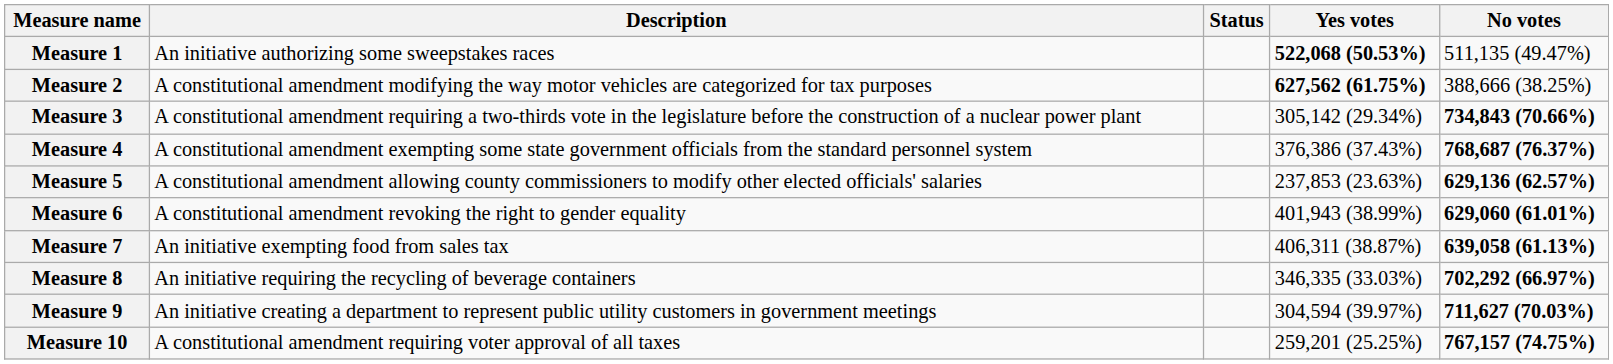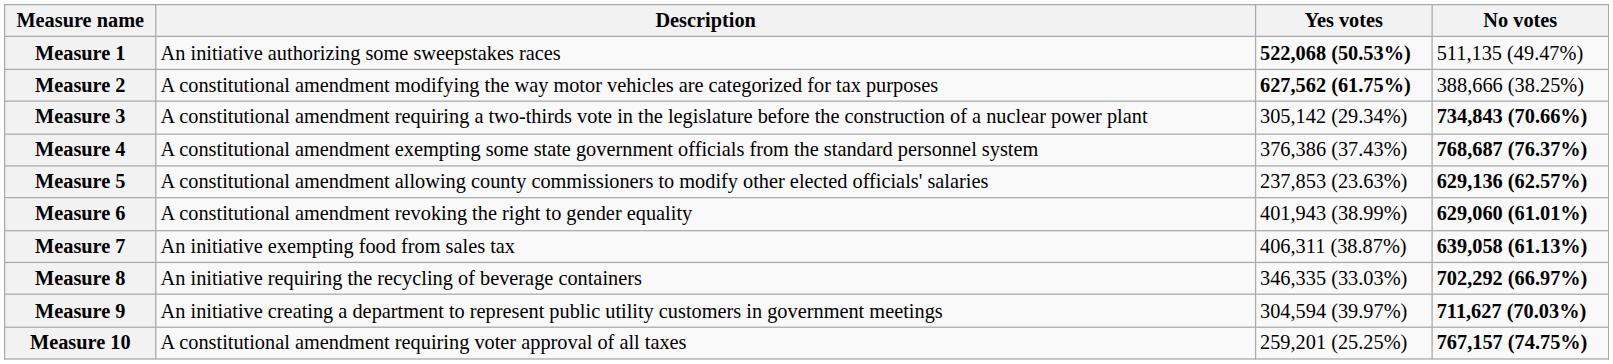- column: (1237, 20)
